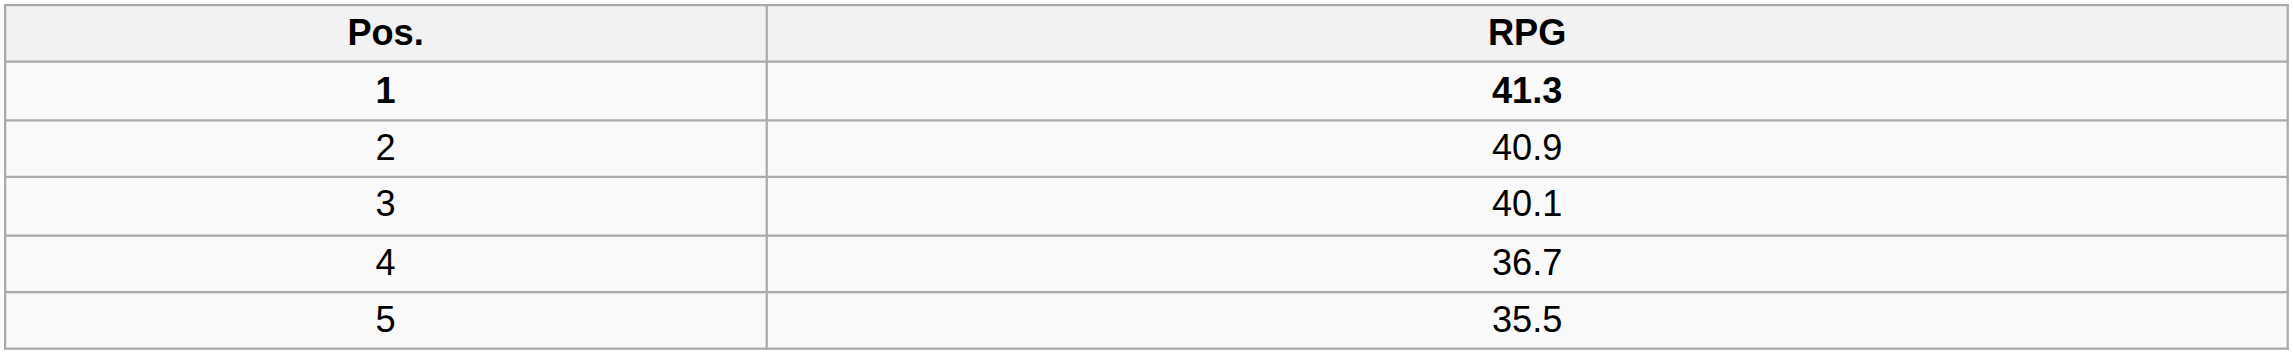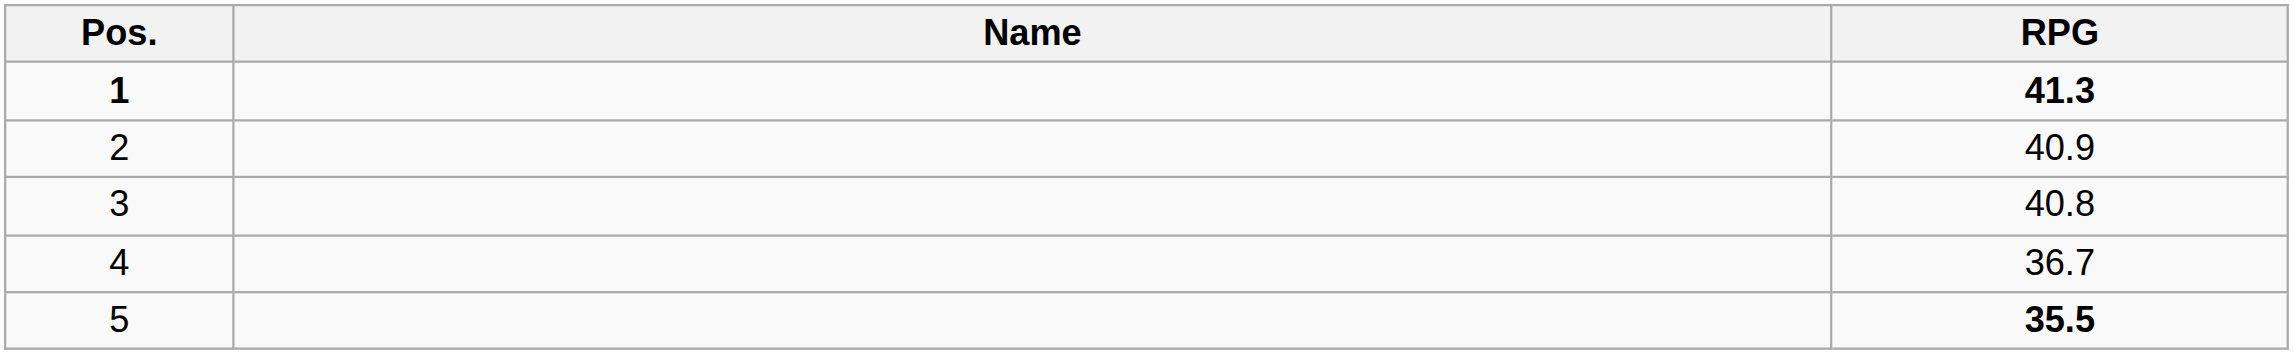+ column: (1032, 33)
(1527, 205) 40.1 -> (2060, 205) 40.8
(1527, 319) normal -> (2060, 319) bold
